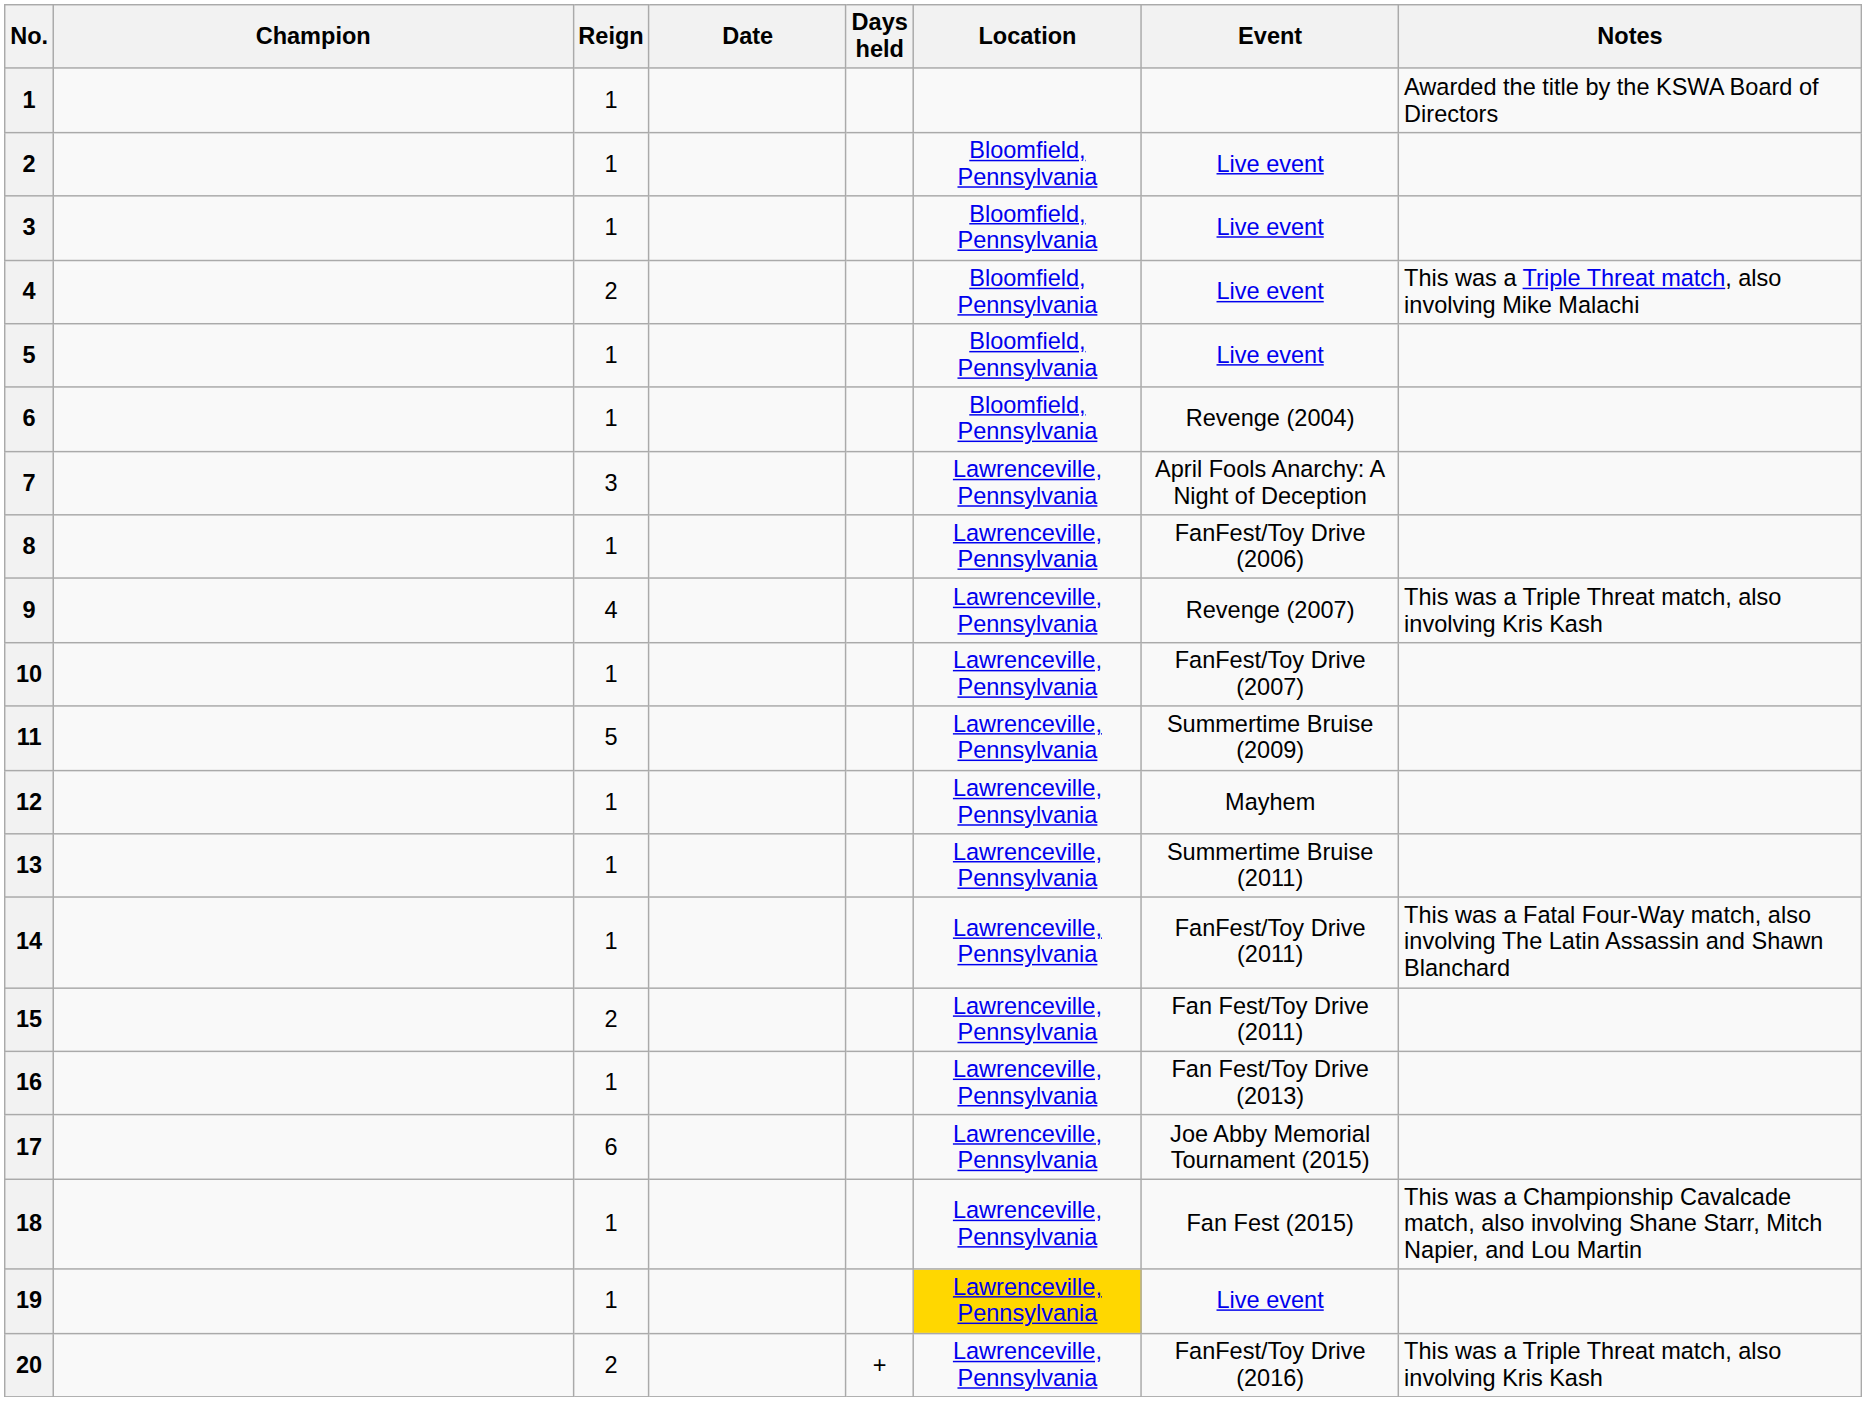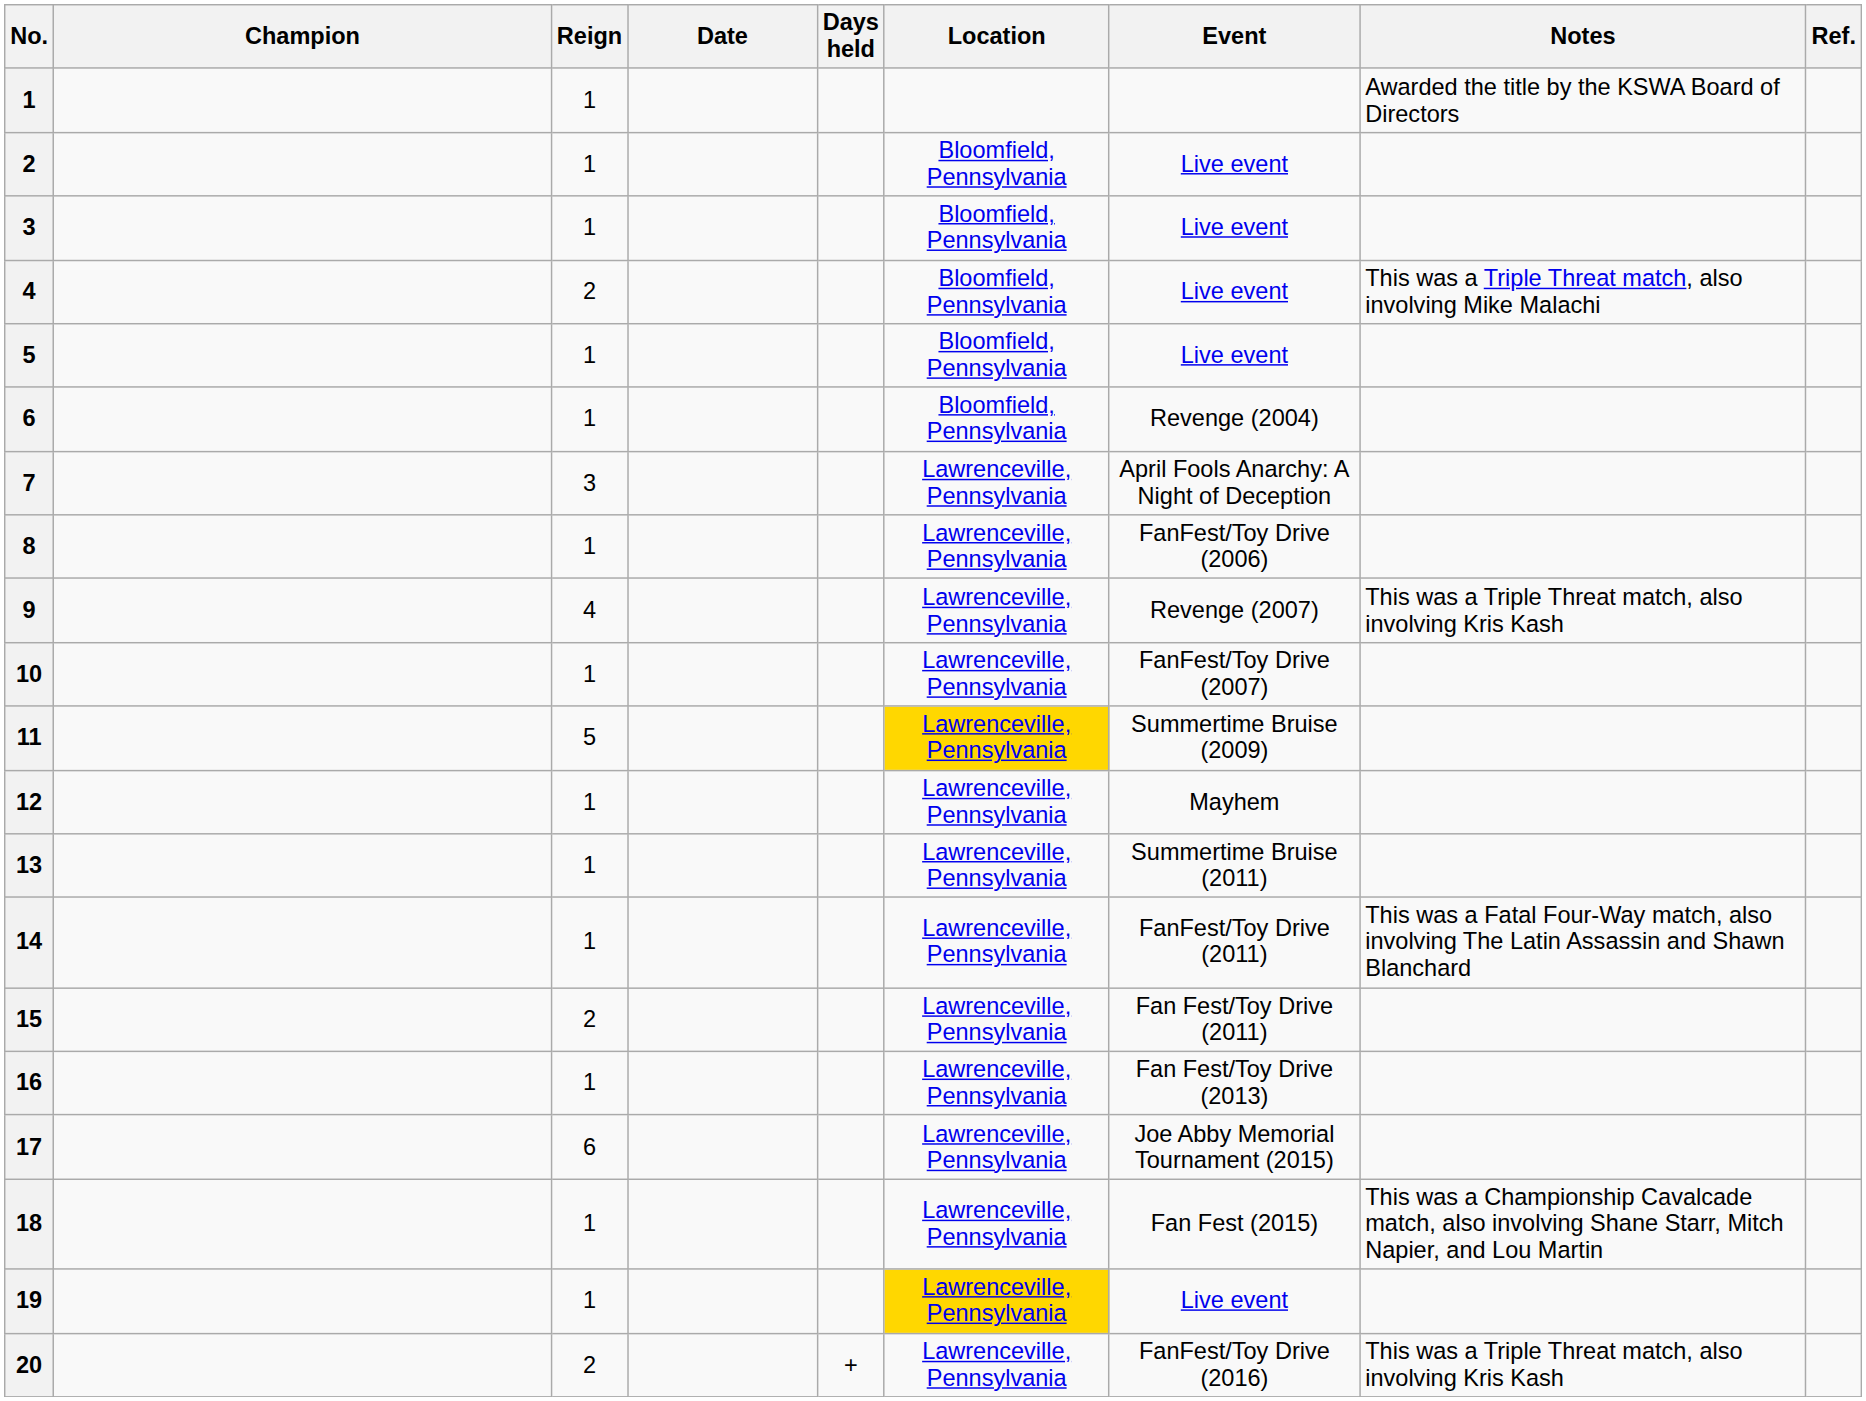+ column: (1834, 36)
(1027, 737) no background -> (997, 737) gold background
